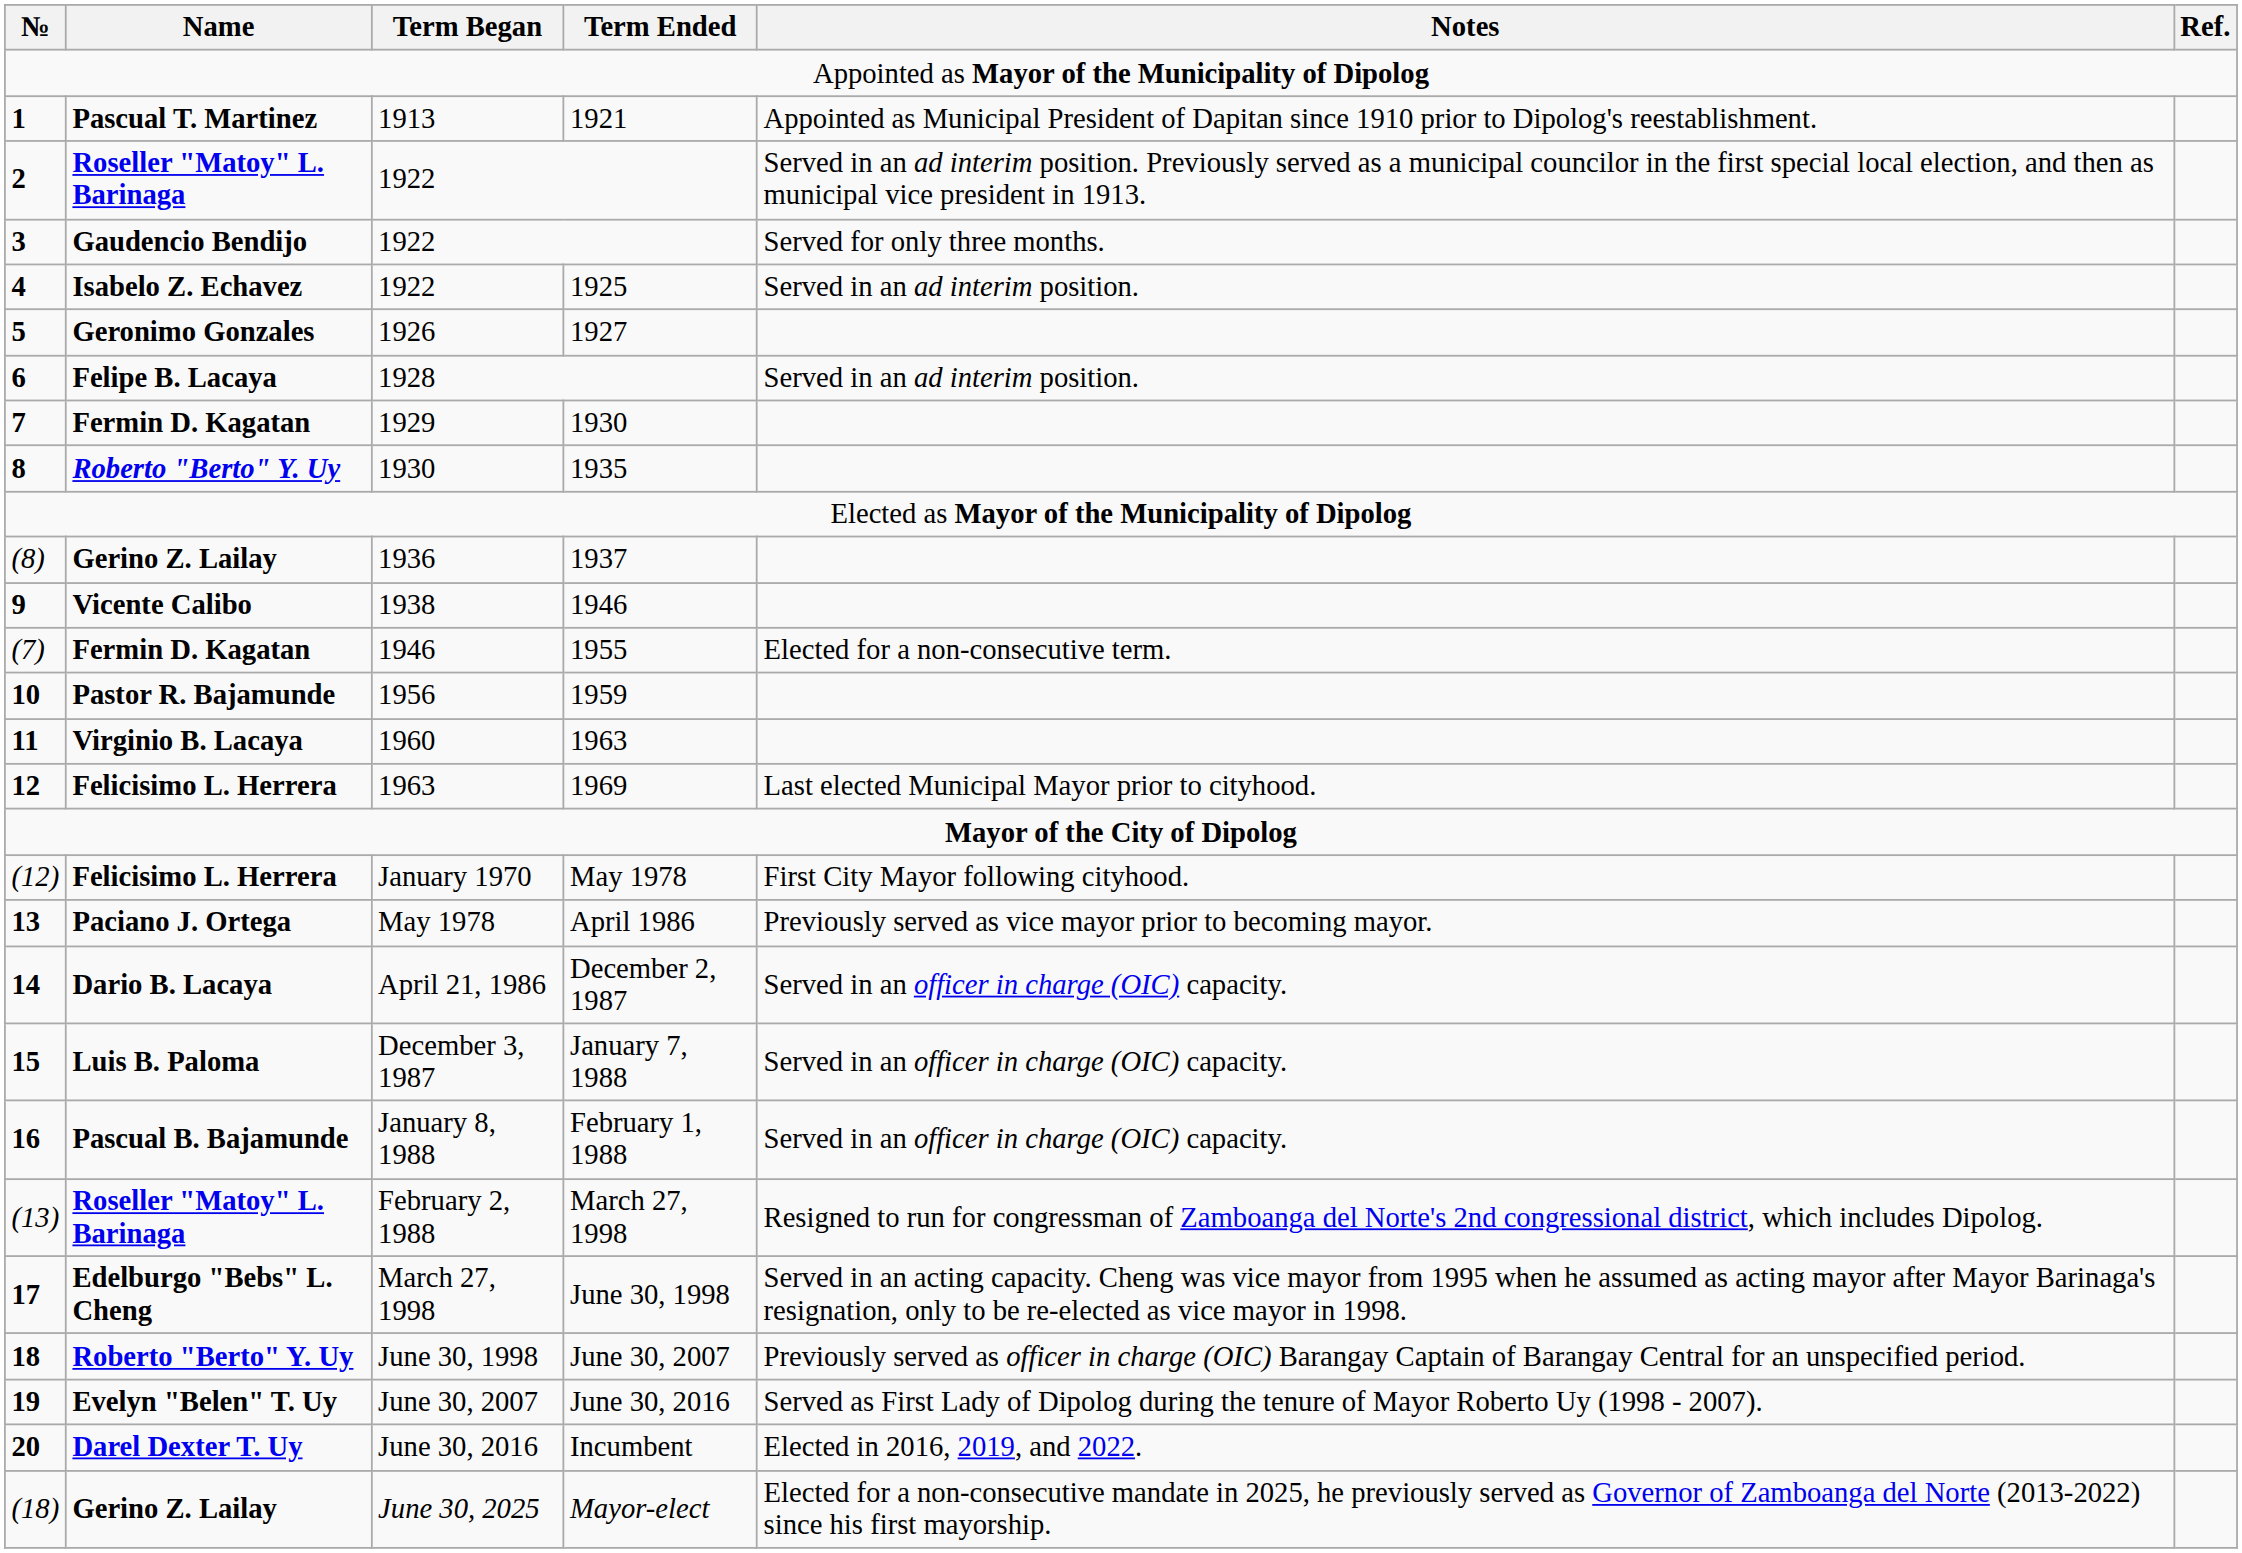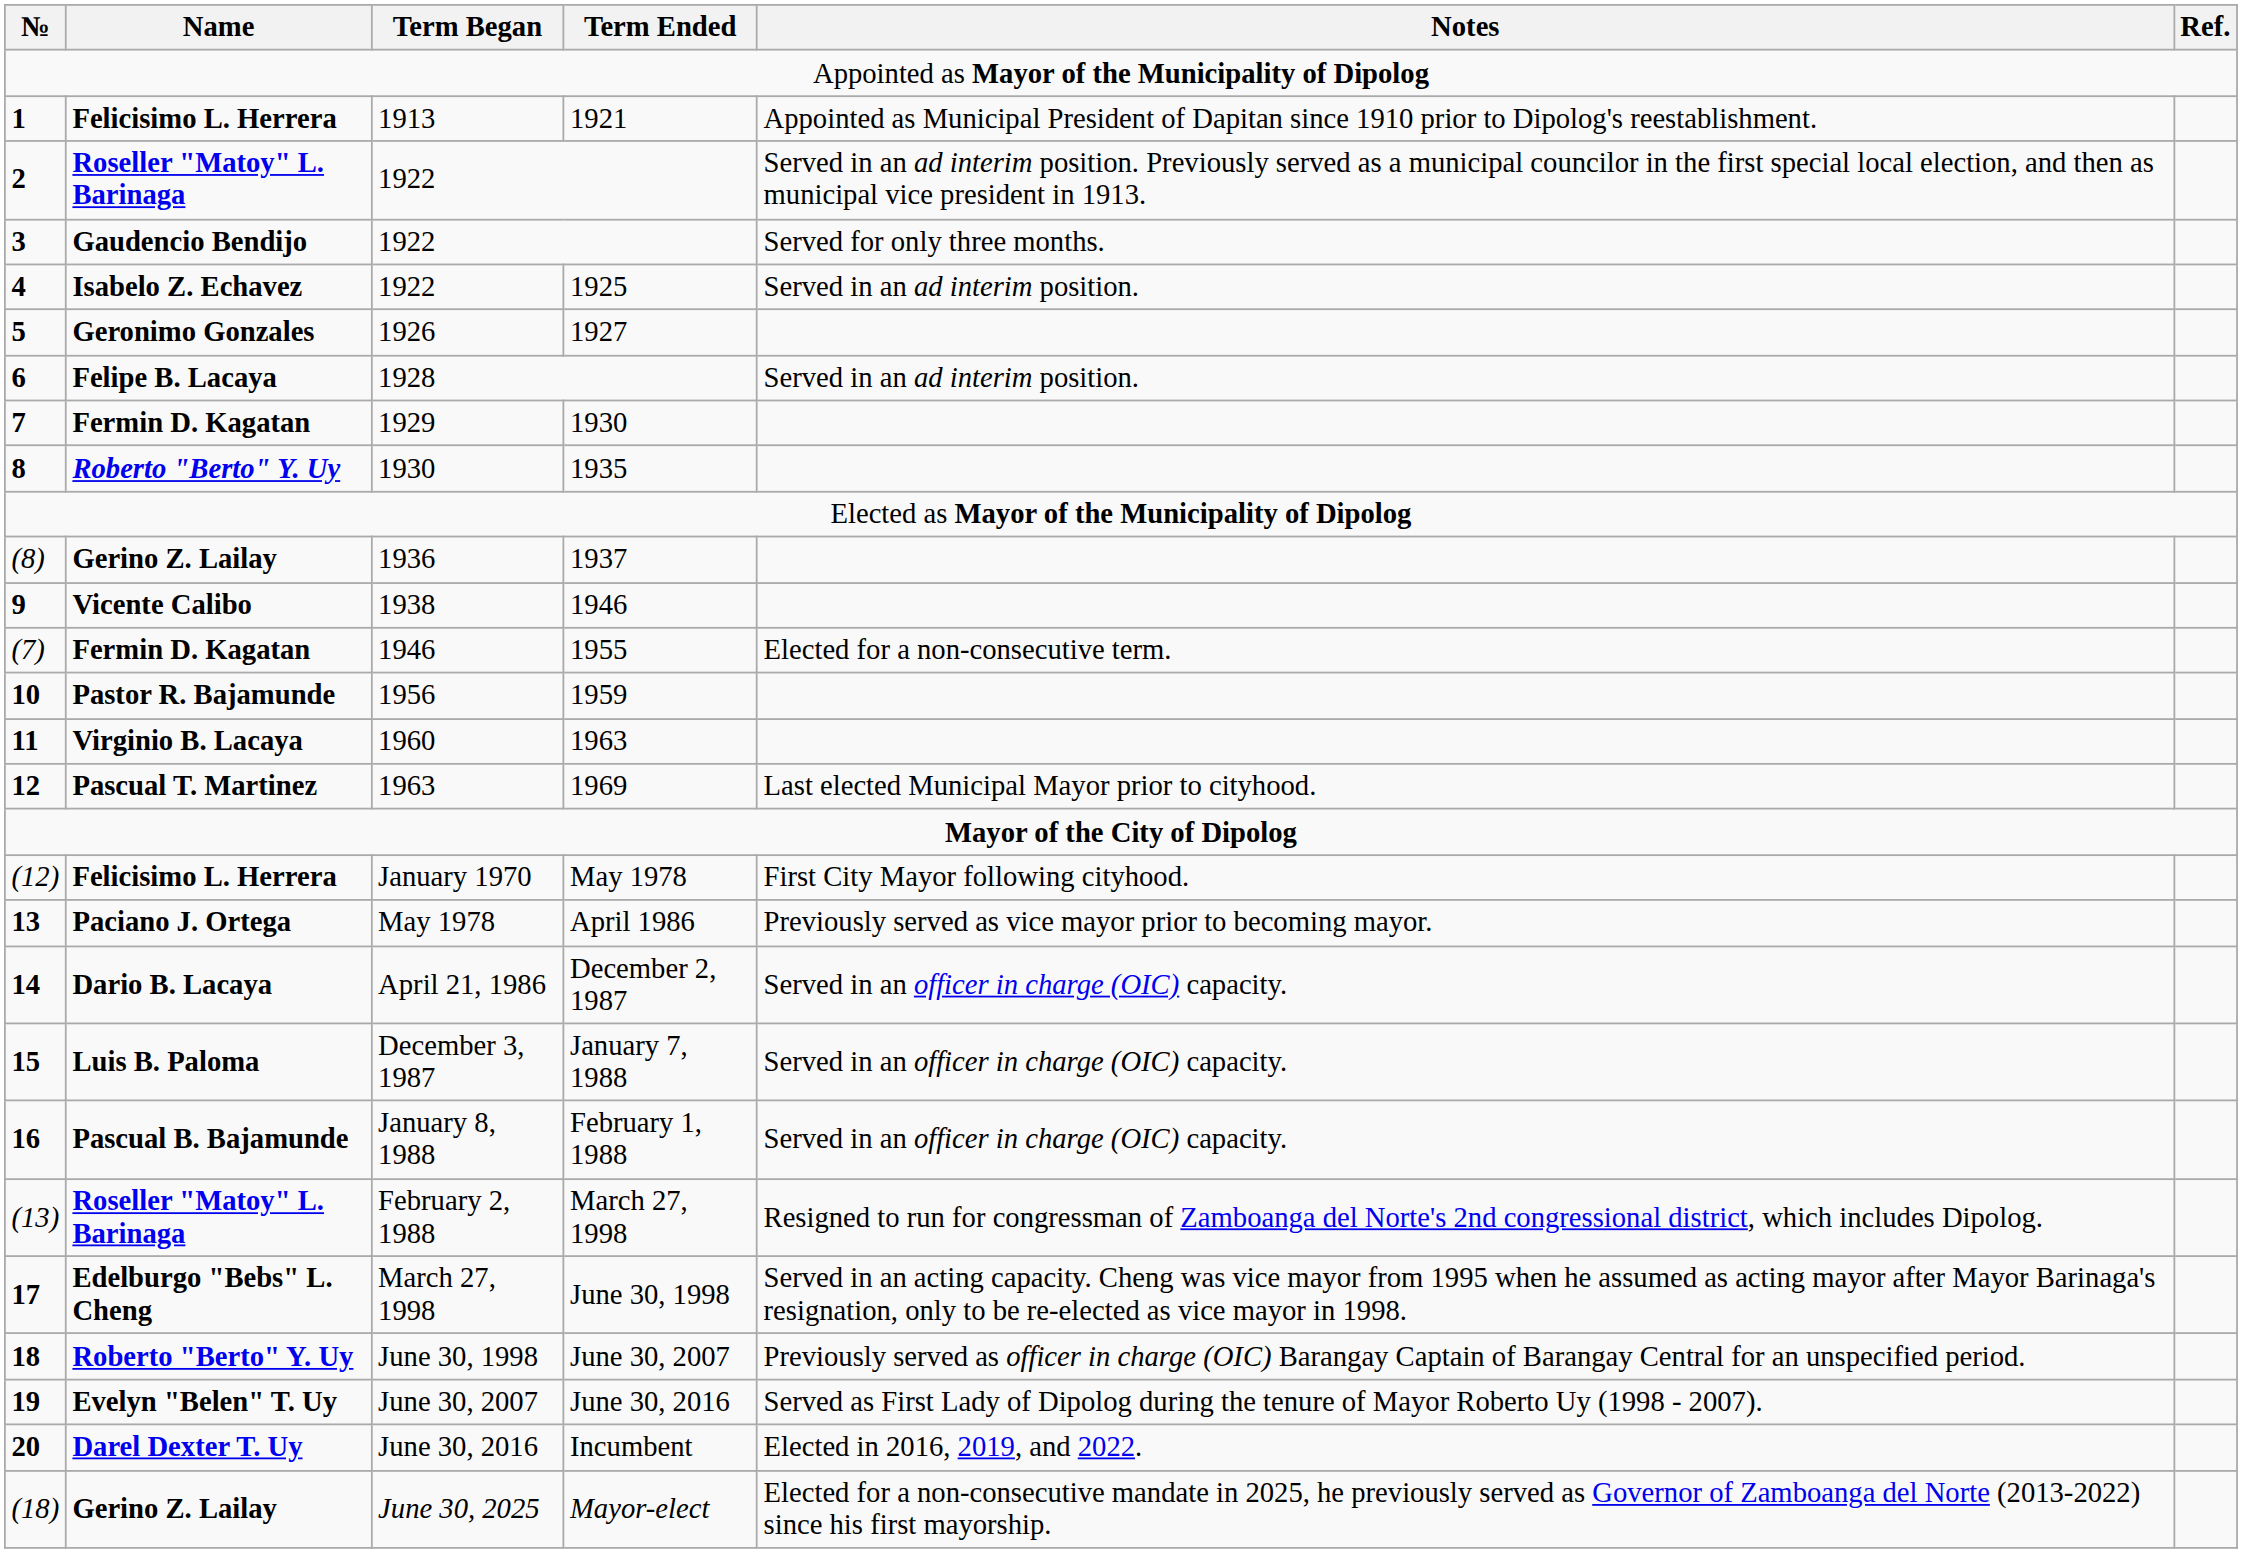(195, 118) Pascual T. Martinez -> (205, 118) Felicisimo L. Herrera
(205, 786) Felicisimo L. Herrera -> (195, 786) Pascual T. Martinez
